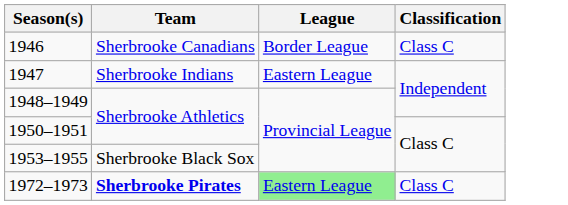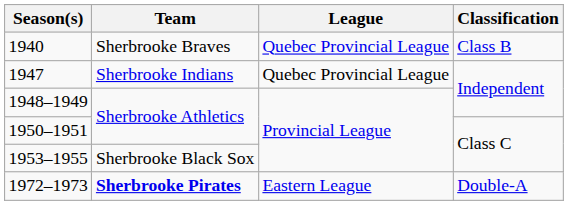+ row: (26, 46)
- row: (26, 46)
(317, 74) Eastern League -> (356, 74) Quebec Provincial League
(317, 185) lightgreen background -> (317, 185) no background
(427, 185) Class C -> (492, 185) Double-A
